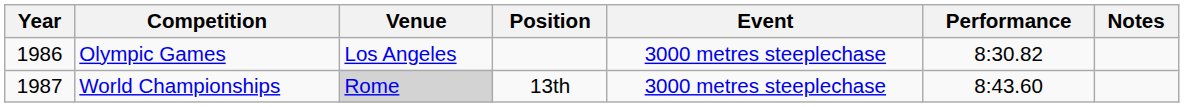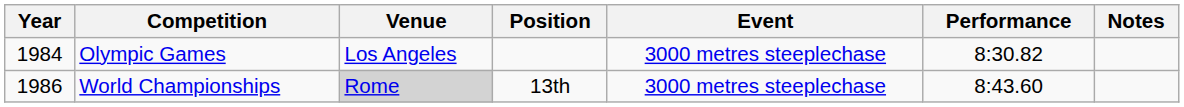(40, 54) 1986 -> (40, 54) 1984
(40, 86) 1987 -> (40, 86) 1986
